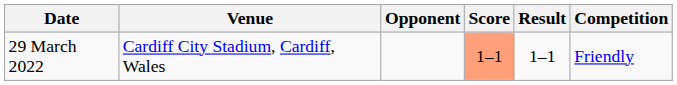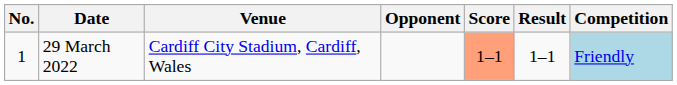+ column: (22, 18)
(604, 56) no background -> (604, 56) lightblue background
